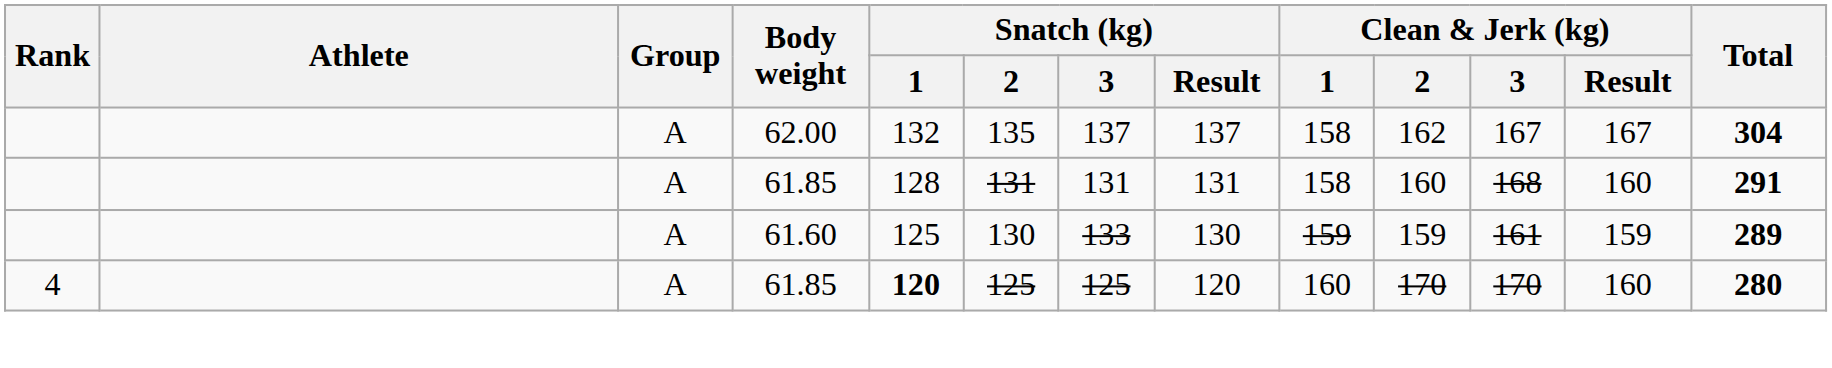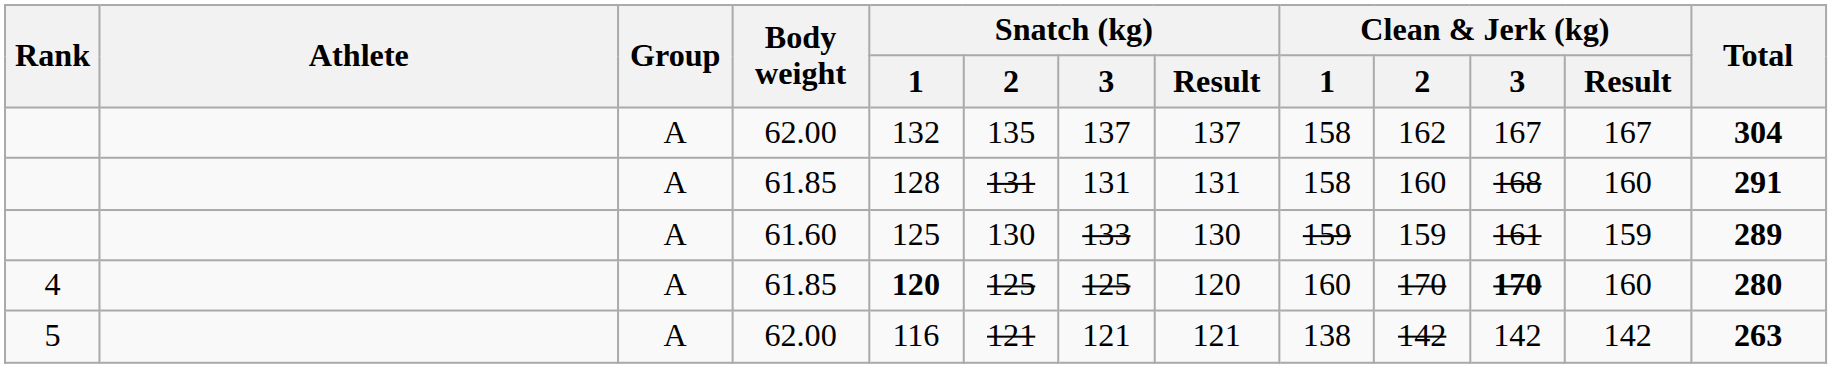(1517, 285) normal -> (1517, 285) bold
+ row: (53, 336)
